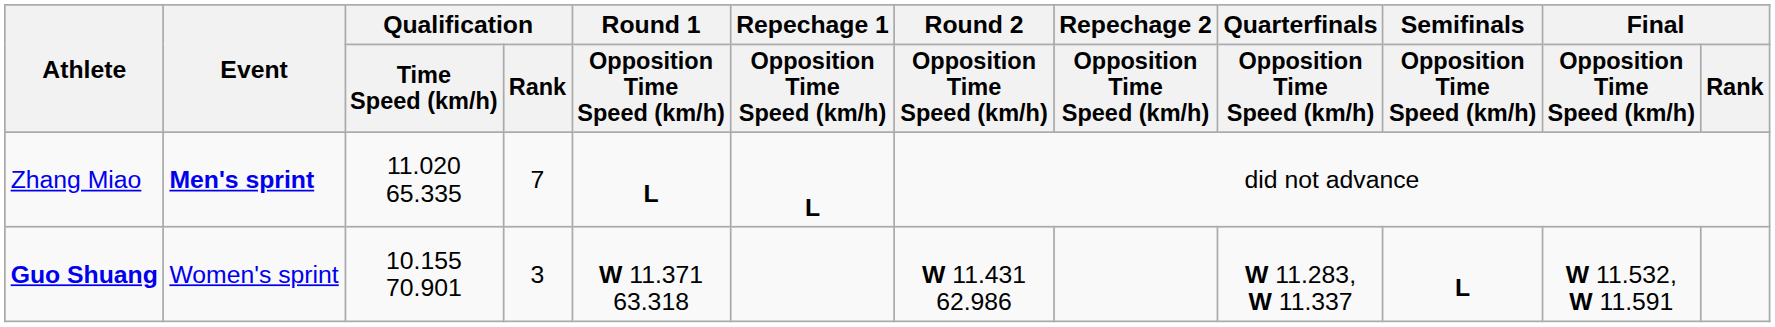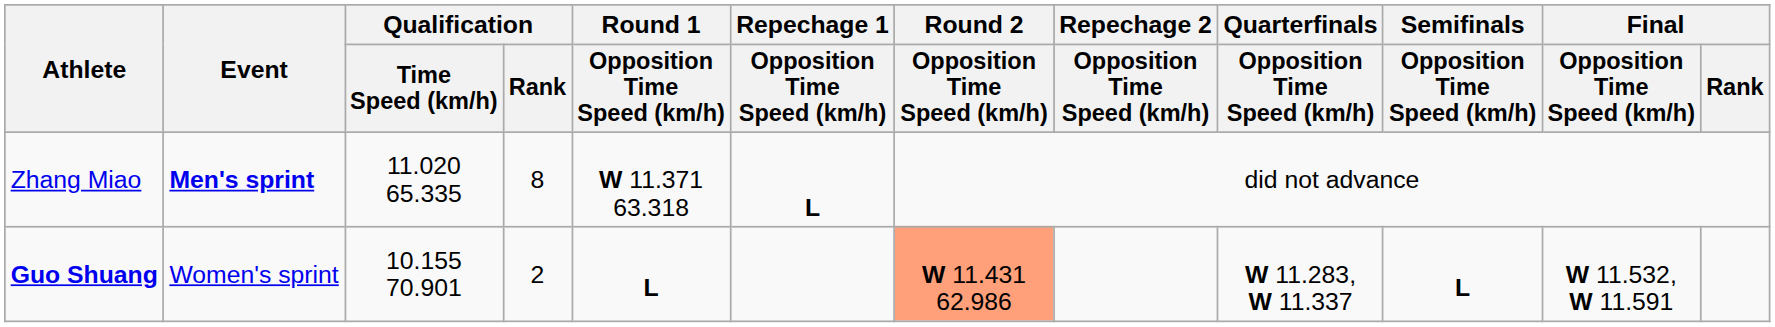(537, 180) 7 -> (537, 180) 8
(651, 194) L -> (651, 194) W 11.371 63.318
(537, 274) 3 -> (537, 274) 2
(651, 288) W 11.371 63.318 -> (651, 288) L
(974, 288) no background -> (974, 288) lightsalmon background
